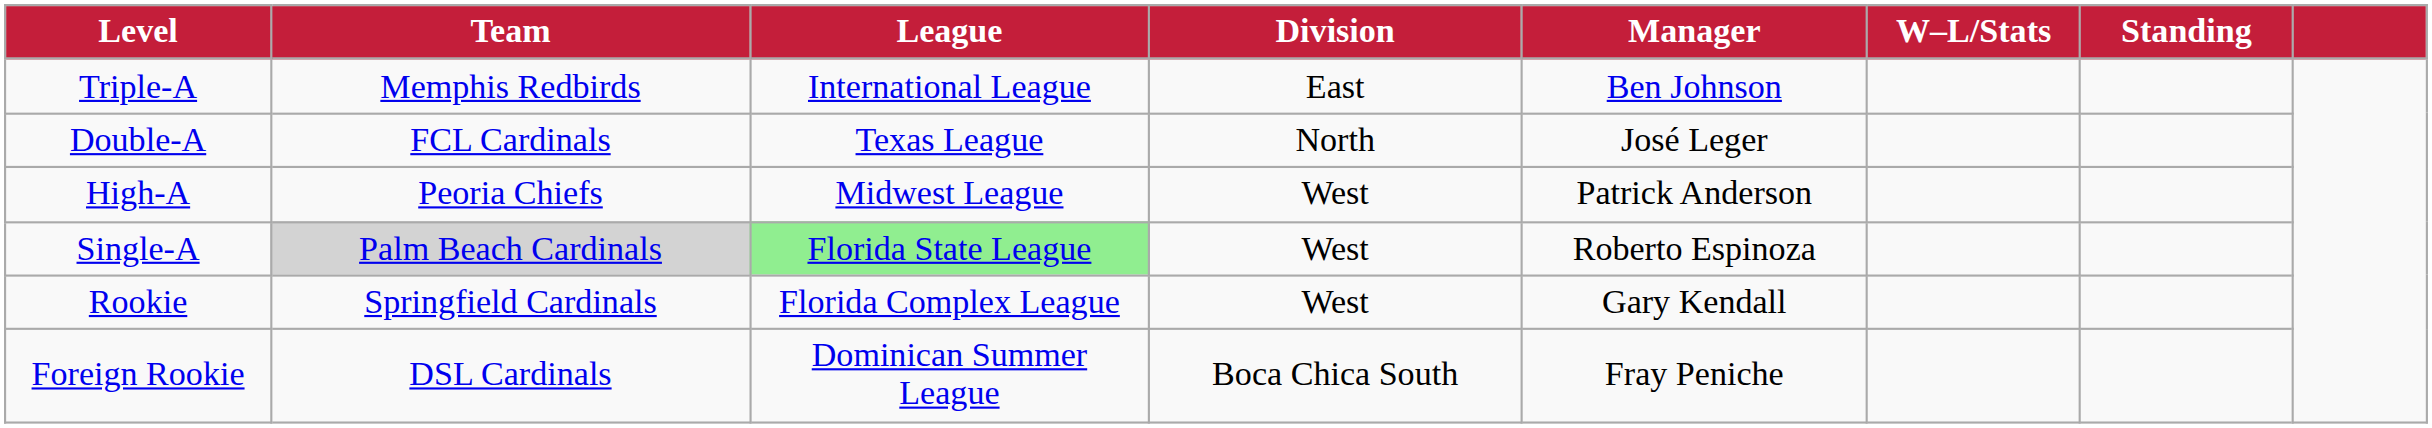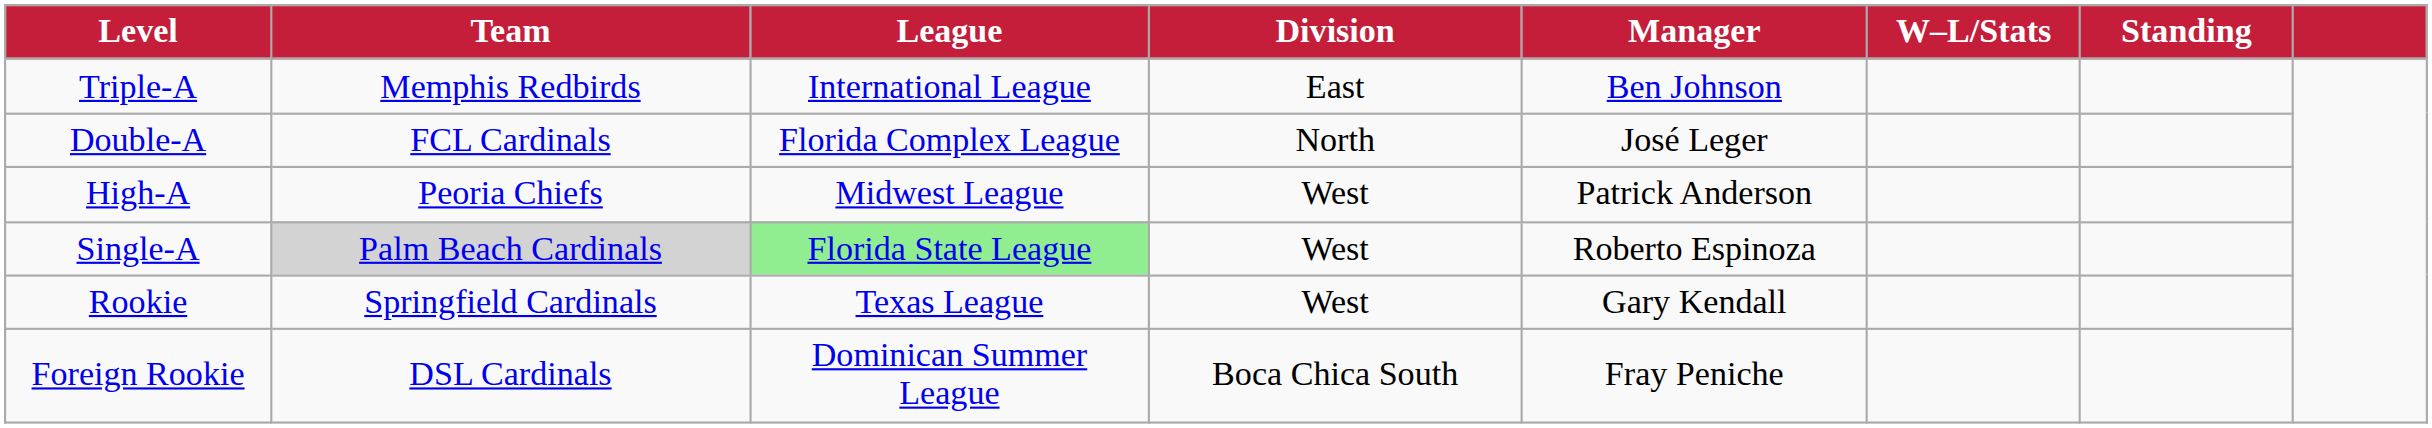(949, 139) Texas League -> (949, 139) Florida Complex League
(949, 301) Florida Complex League -> (949, 301) Texas League
